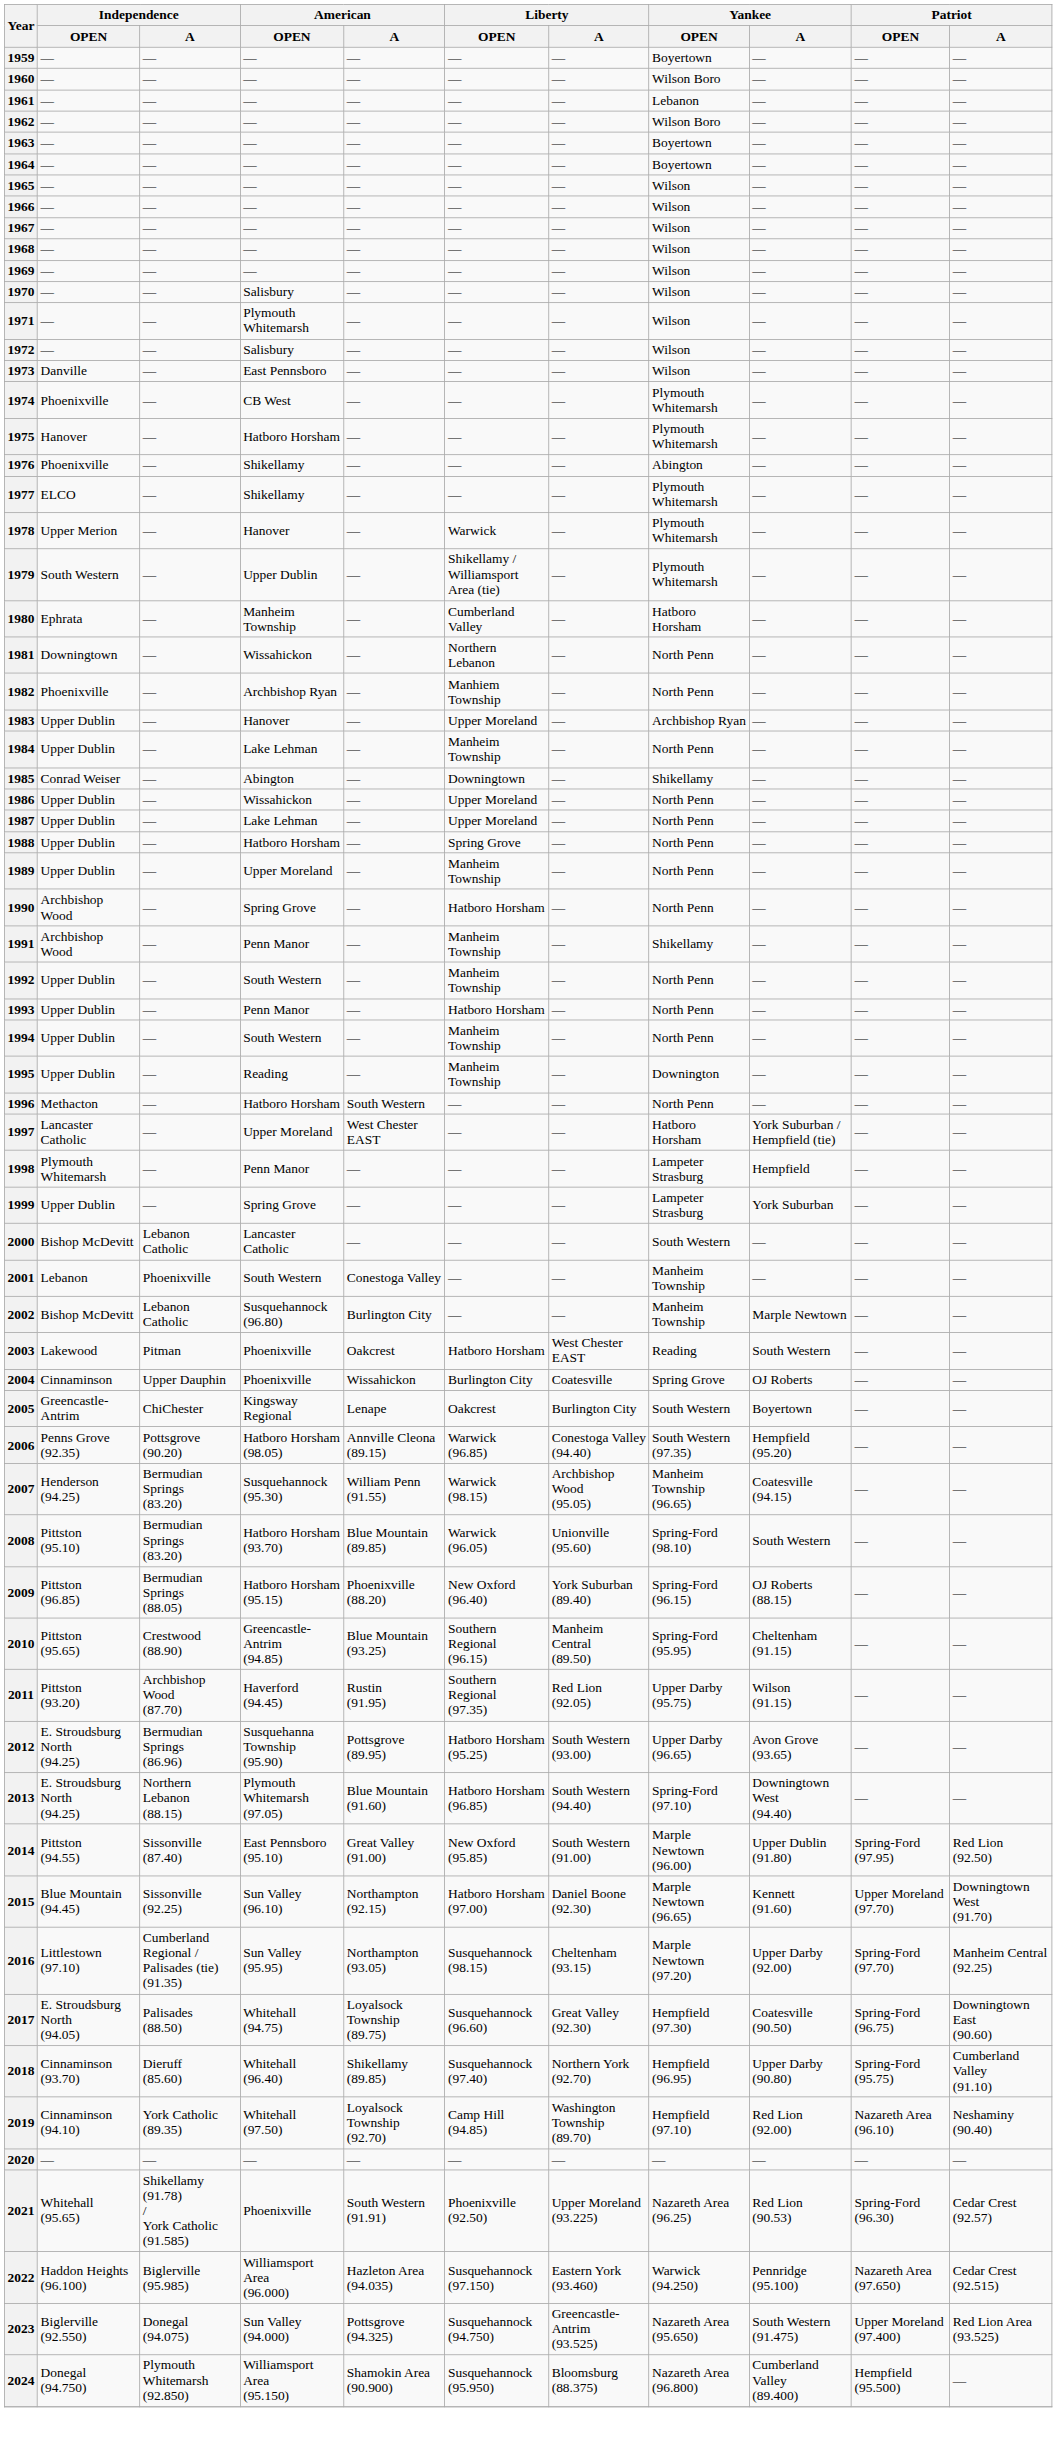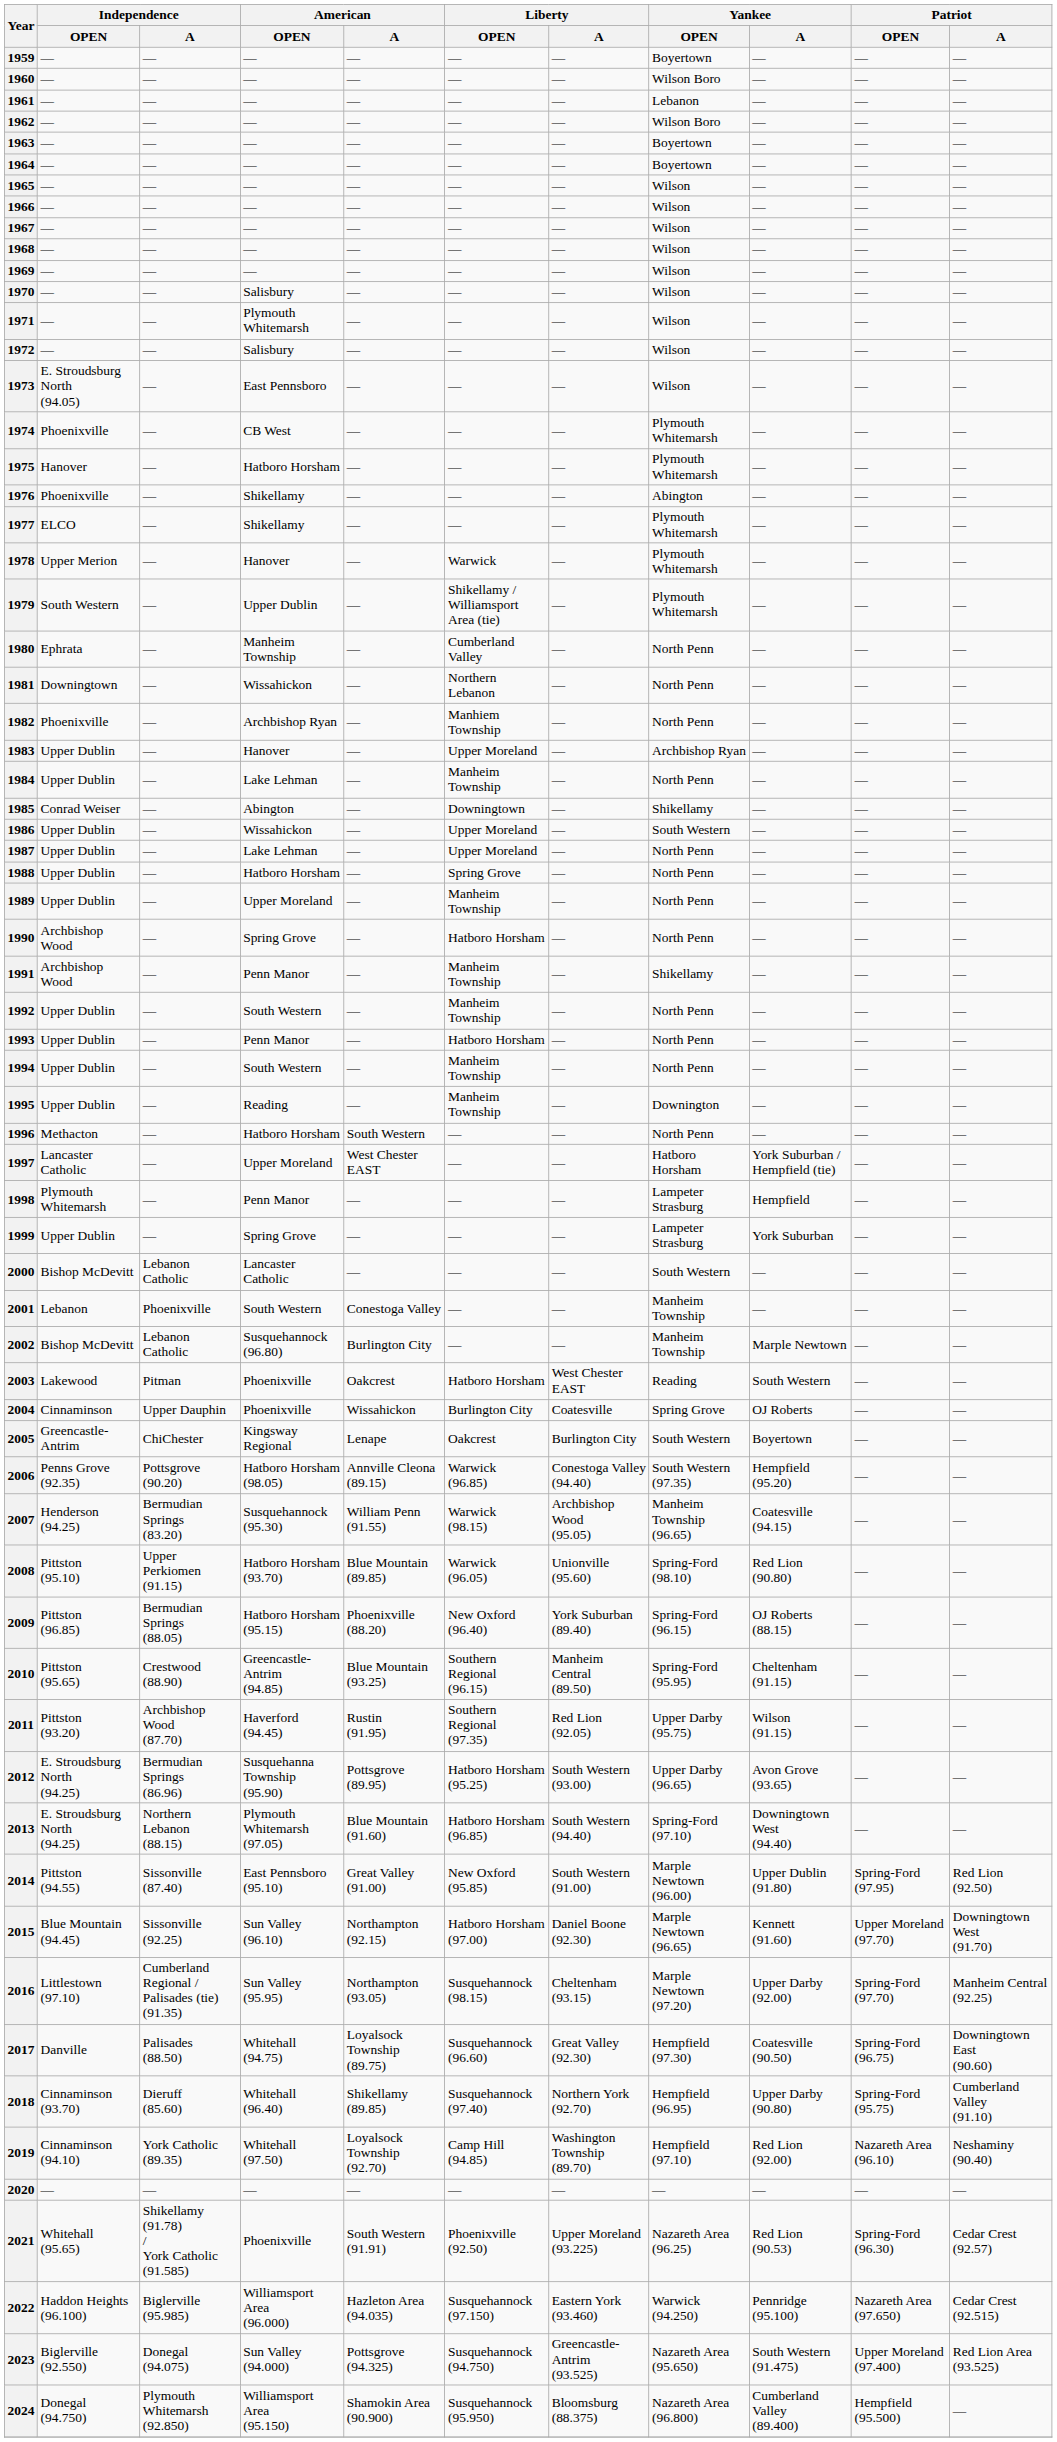(89, 371) Danville -> (89, 386) E. Stroudsburg North (94.05)
(699, 619) Hatboro Horsham -> (699, 649) North Penn
(699, 800) North Penn -> (699, 830) South Western
(190, 1541) Bermudian Springs (83.20) -> (190, 1571) Upper Perkiomen (91.15)
(800, 1541) South Western -> (800, 1571) Red Lion (90.80)
(89, 2020) E. Stroudsburg North (94.05) -> (89, 2050) Danville
